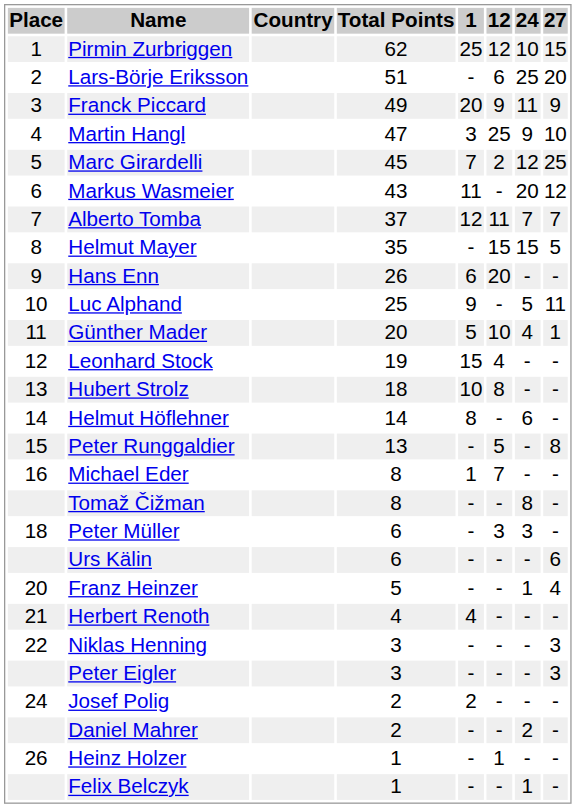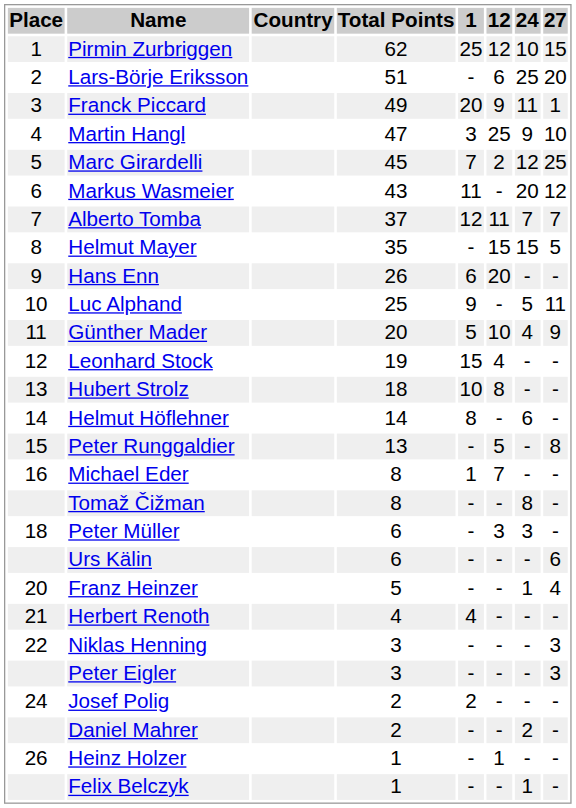(555, 105) 9 -> (555, 105) 1
(555, 332) 1 -> (555, 332) 9
